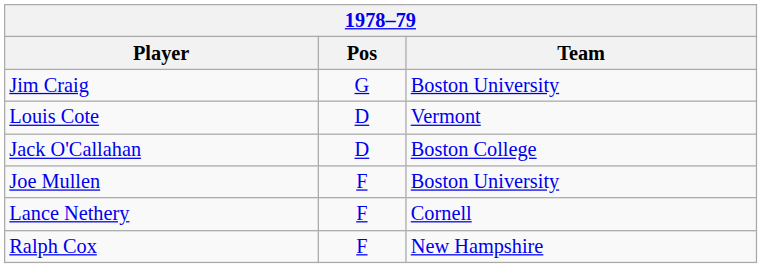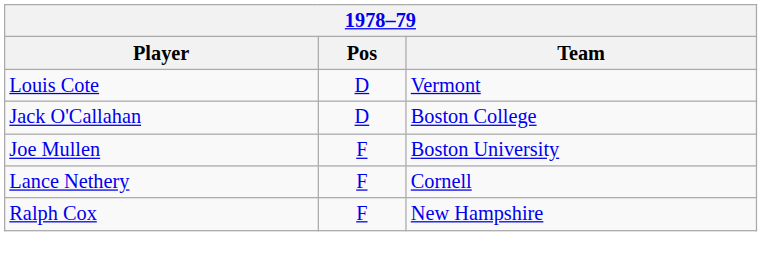- row: (49, 85)
